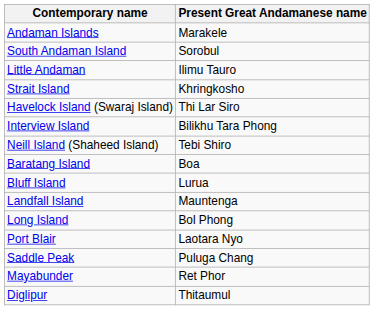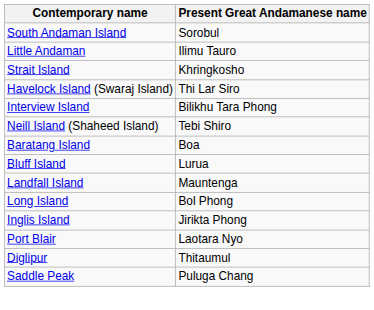- row: (53, 32)
+ row: (38, 220)
rows swapped: (27, 295) <-> (41, 257)
- row: (40, 276)
